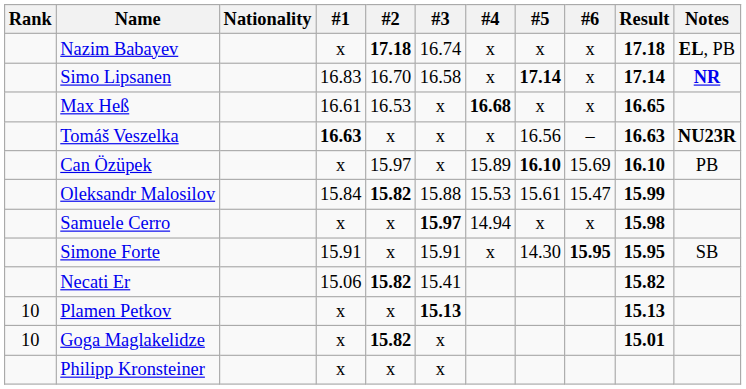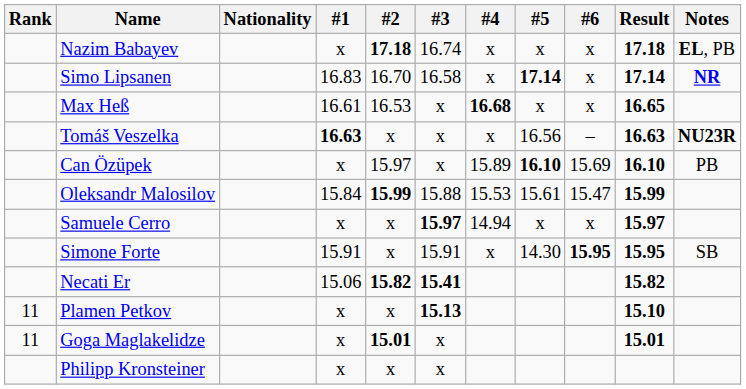(391, 194) 15.82 -> (391, 194) 15.99
(644, 223) 15.98 -> (644, 223) 15.97
(440, 281) normal -> (440, 281) bold
(30, 310) 10 -> (30, 310) 11
(644, 310) 15.13 -> (644, 310) 15.10
(30, 340) 10 -> (30, 340) 11
(391, 340) 15.82 -> (391, 340) 15.01
